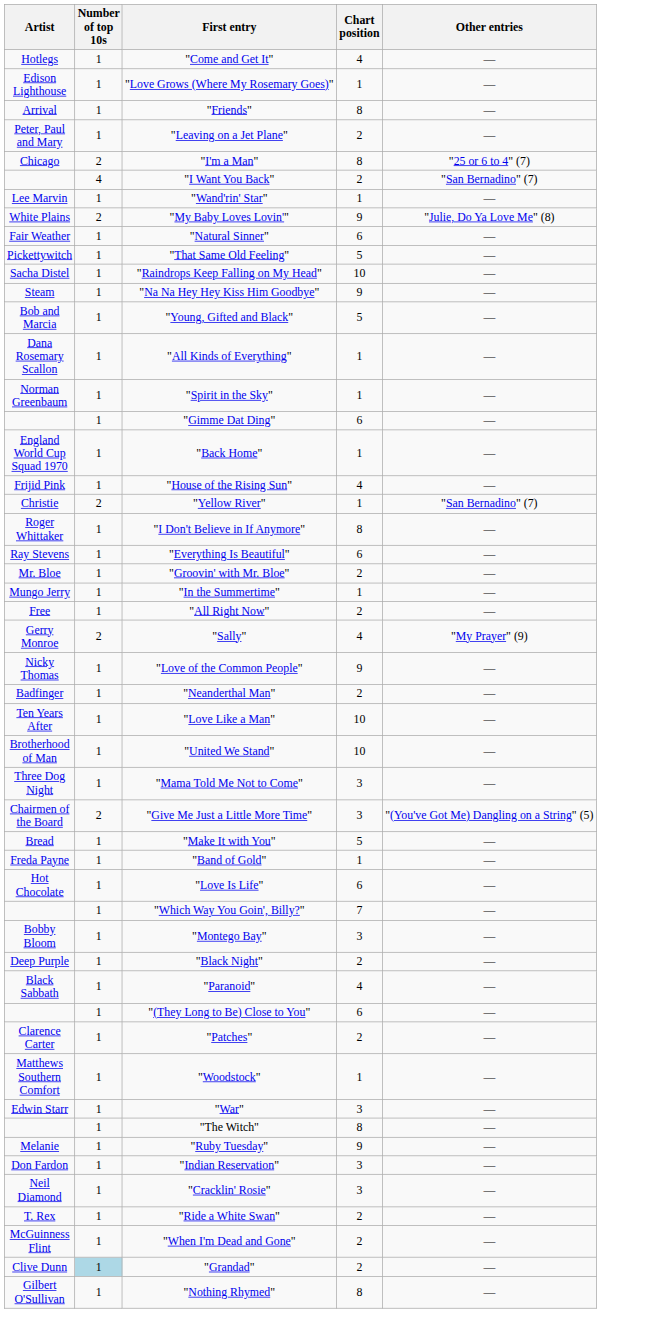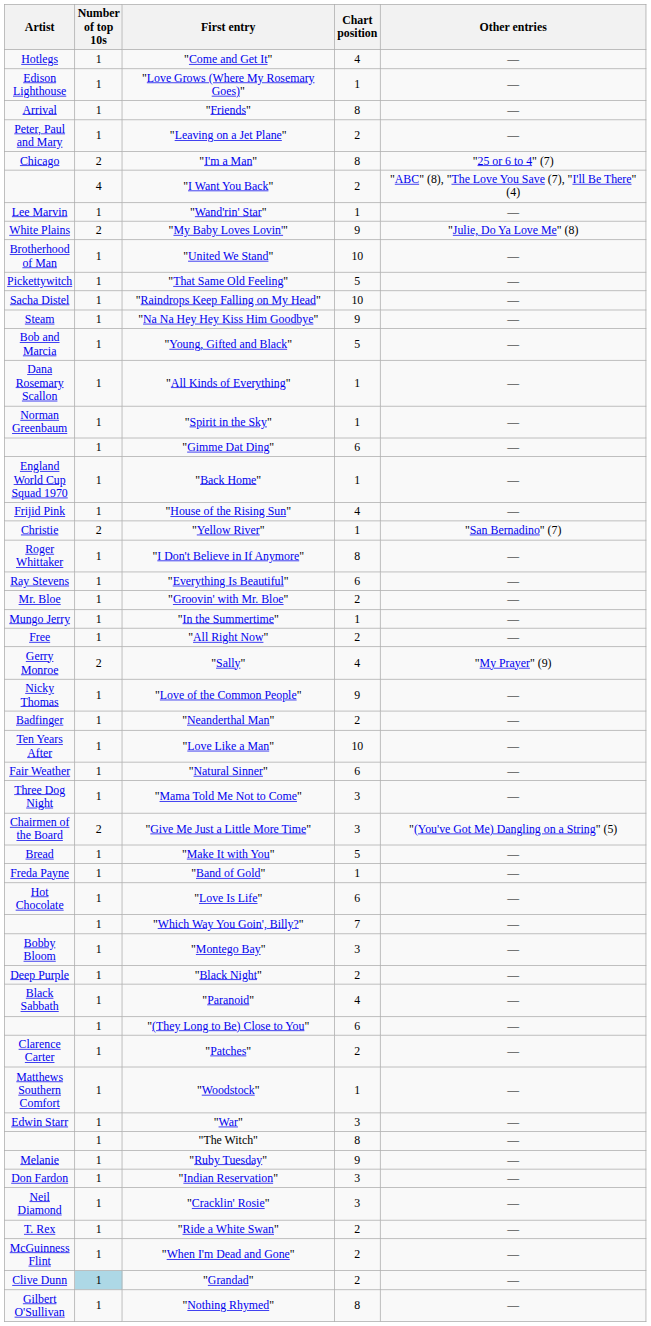(489, 179) "San Bernadino" (7) -> (513, 186) "ABC" (8), "The Love You Save (7), "I'll Be There" (4)
rows swapped: (229, 751) <-> (229, 236)
